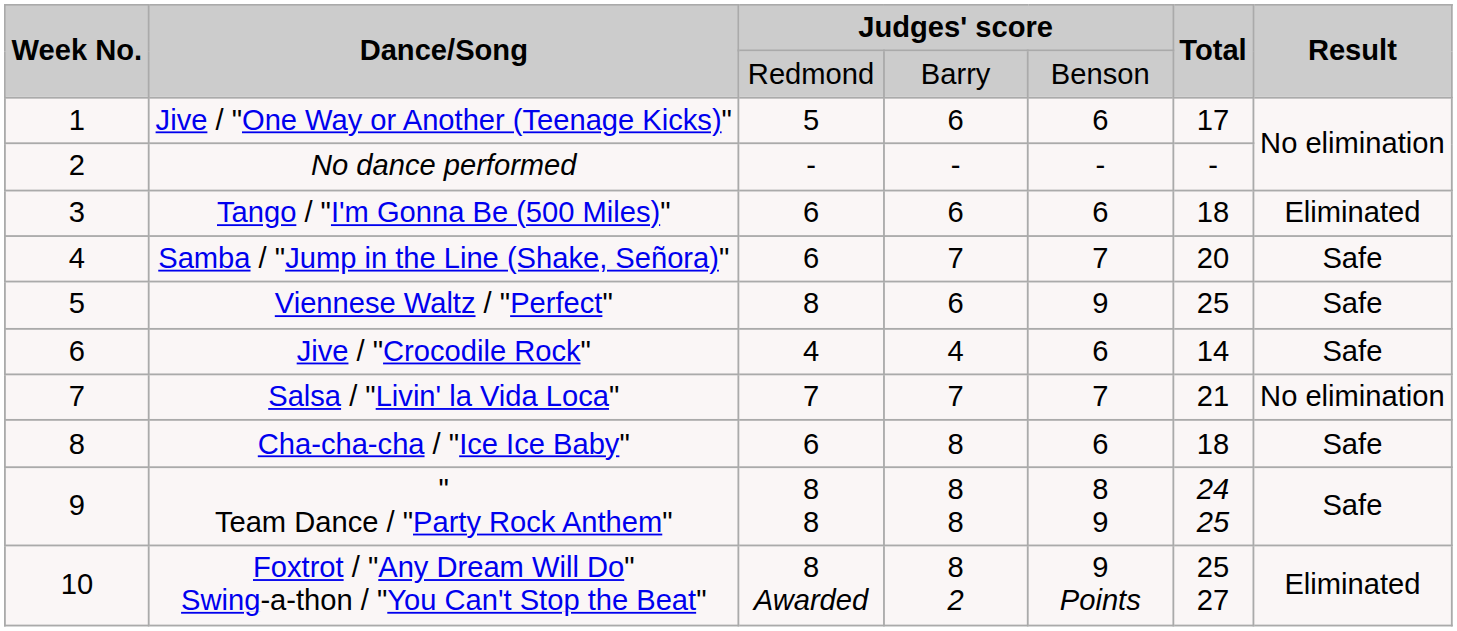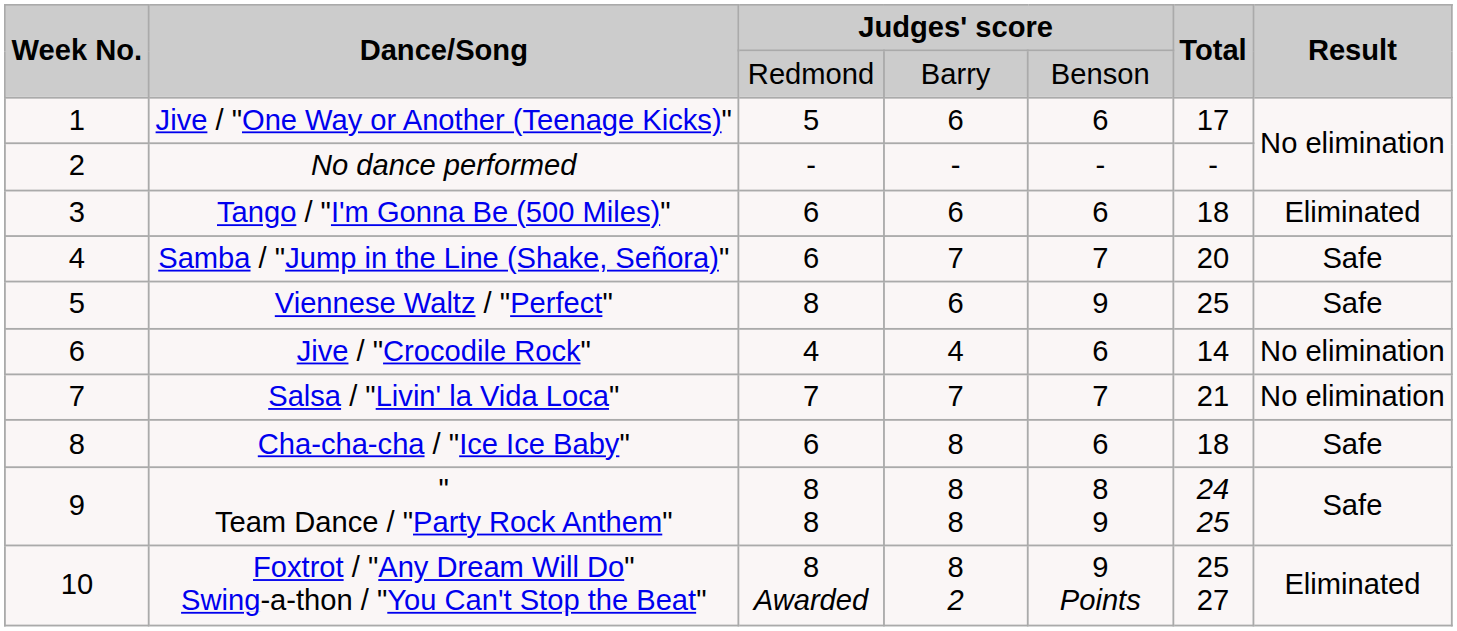(1352, 350) Safe -> (1352, 350) No elimination
